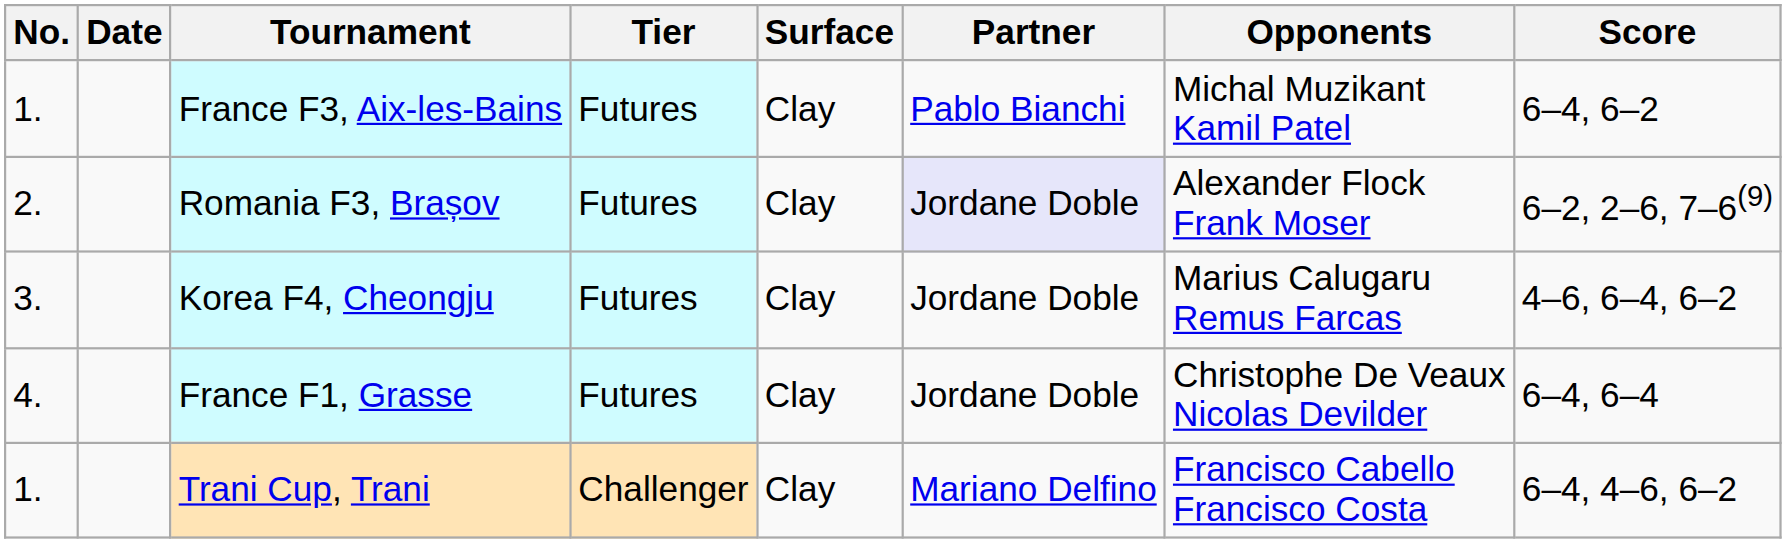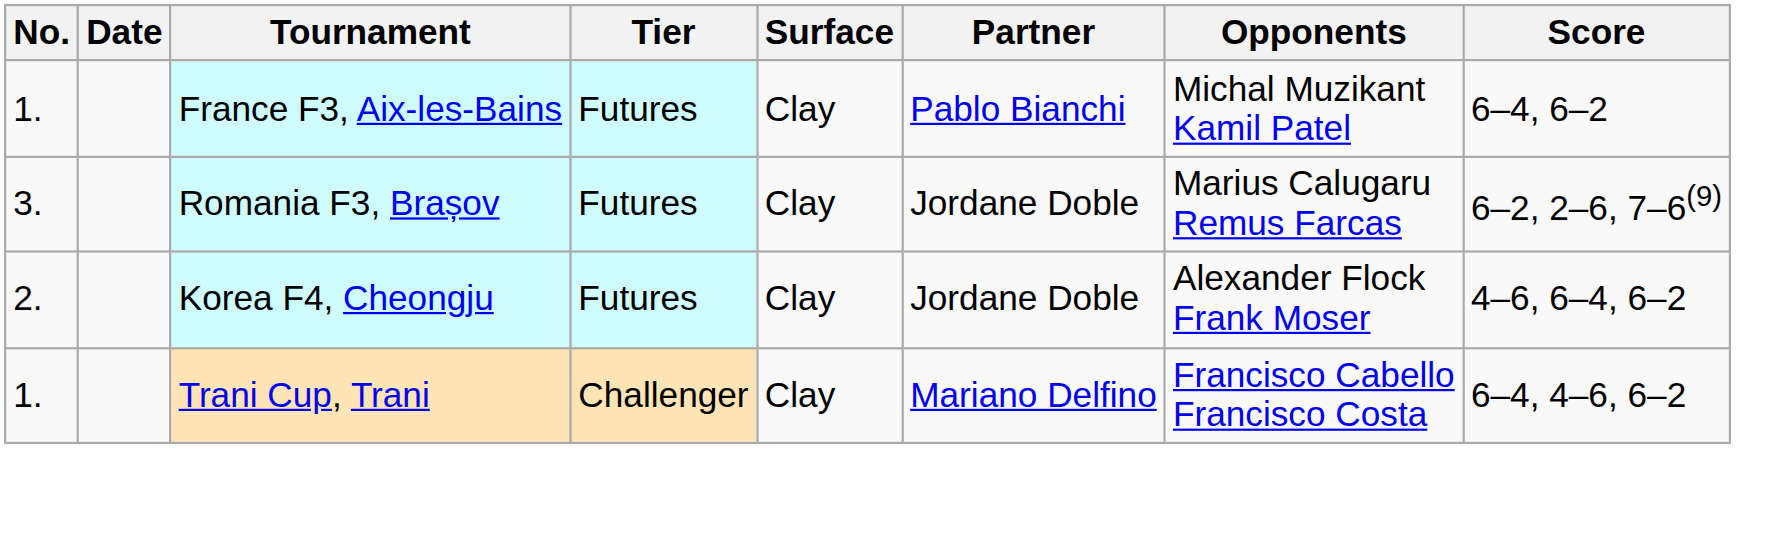(28, 203) 2. -> (28, 203) 3.
(1025, 203) lavender background -> (1025, 203) no background
(1299, 203) Alexander Flock Frank Moser -> (1302, 203) Marius Calugaru Remus Farcas
(28, 298) 3. -> (28, 298) 2.
(1302, 298) Marius Calugaru Remus Farcas -> (1299, 298) Alexander Flock Frank Moser
- row: (325, 394)
